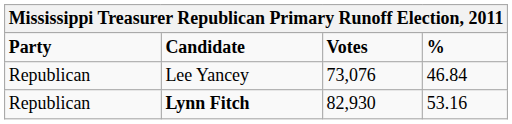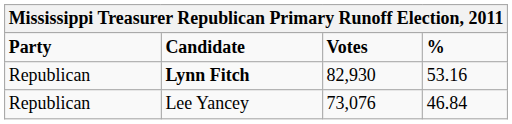rows swapped: (207, 103) <-> (207, 75)
